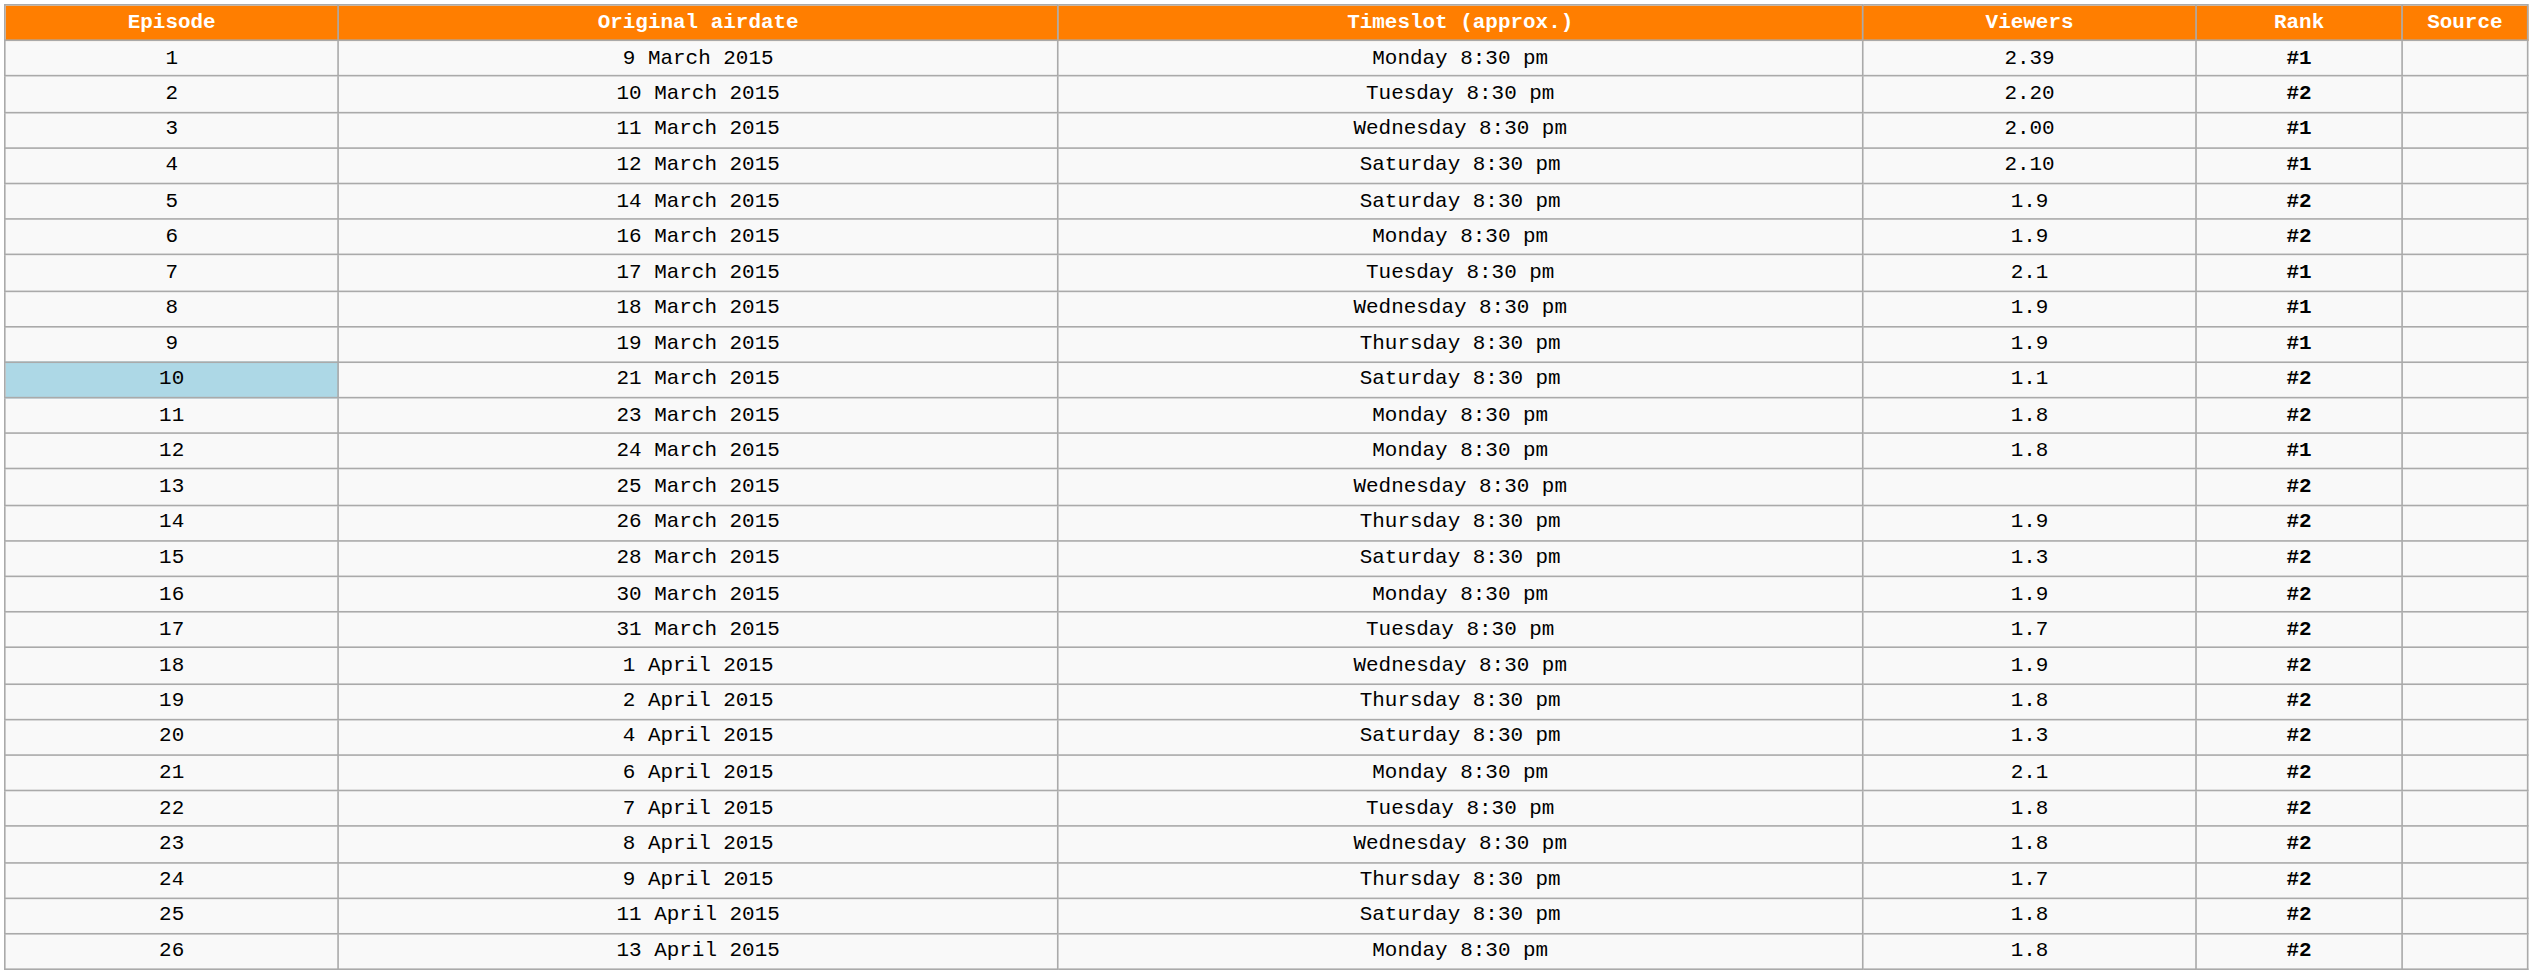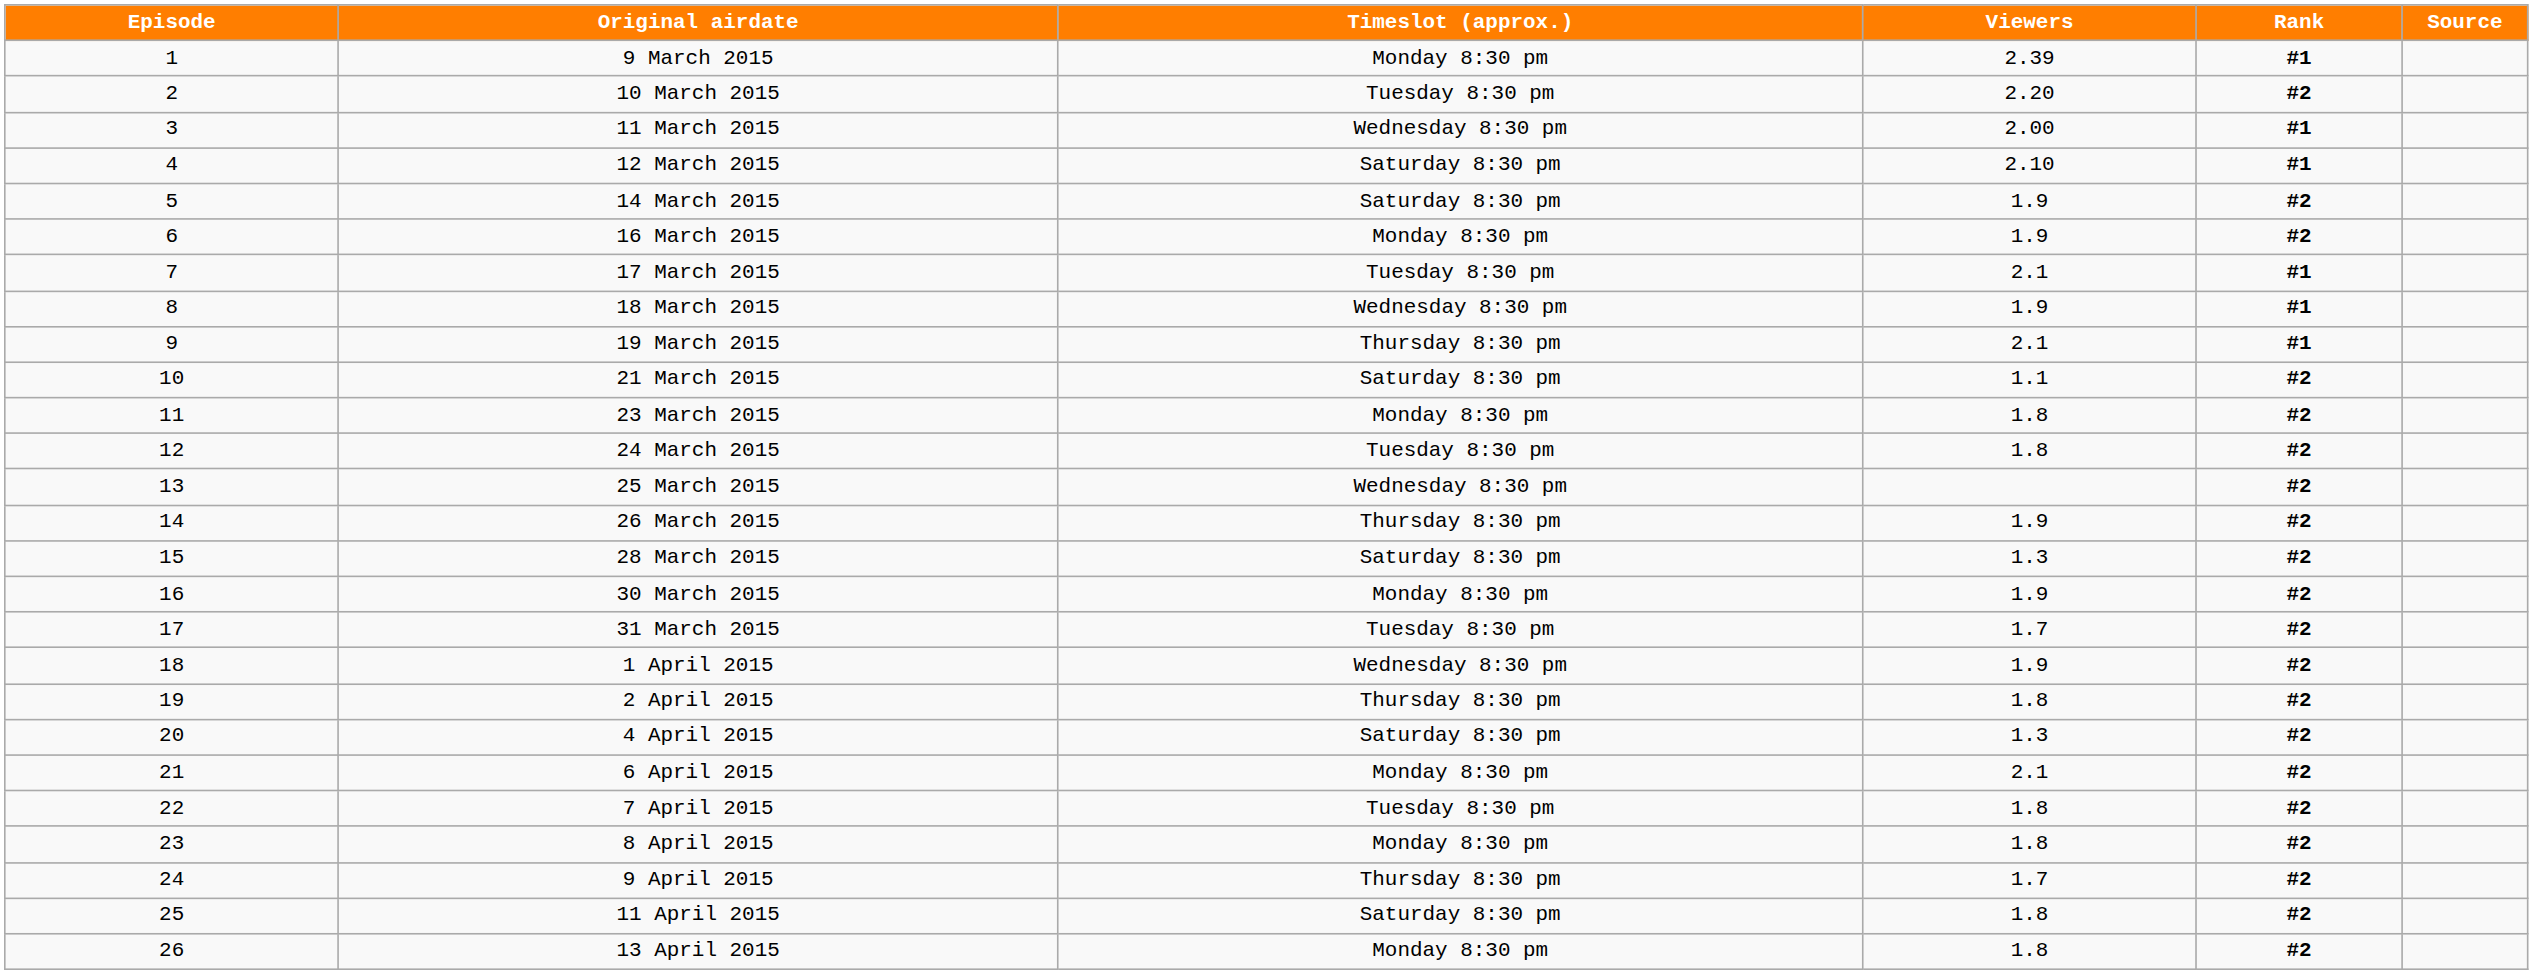(2030, 343) 1.9 -> (2030, 343) 2.1
(172, 379) lightblue background -> (172, 379) no background
(1460, 451) Monday 8:30 pm -> (1460, 451) Tuesday 8:30 pm
(2299, 451) #1 -> (2299, 451) #2
(1460, 843) Wednesday 8:30 pm -> (1460, 843) Monday 8:30 pm
